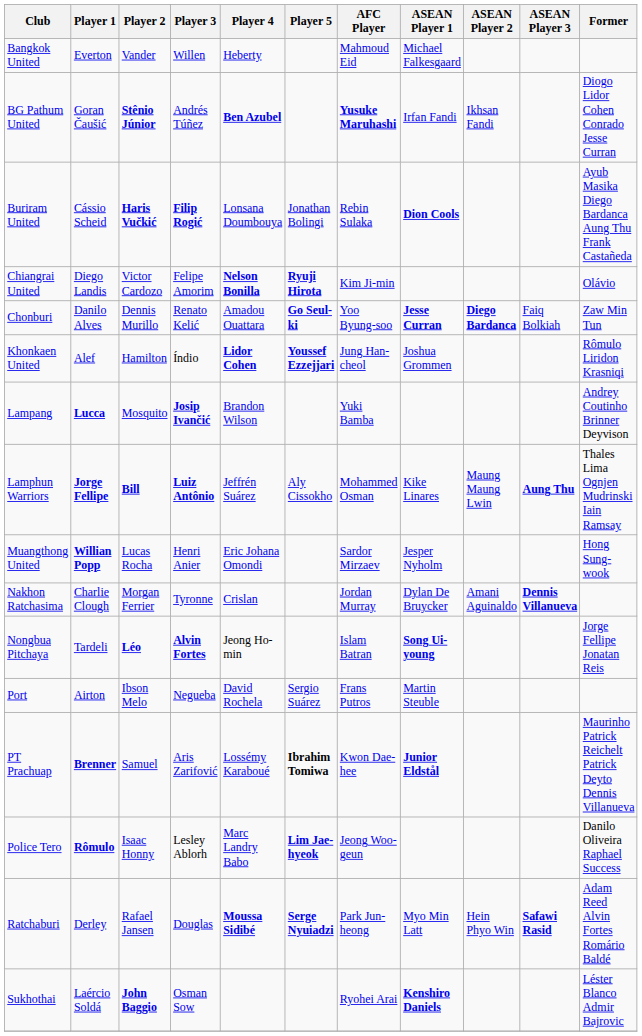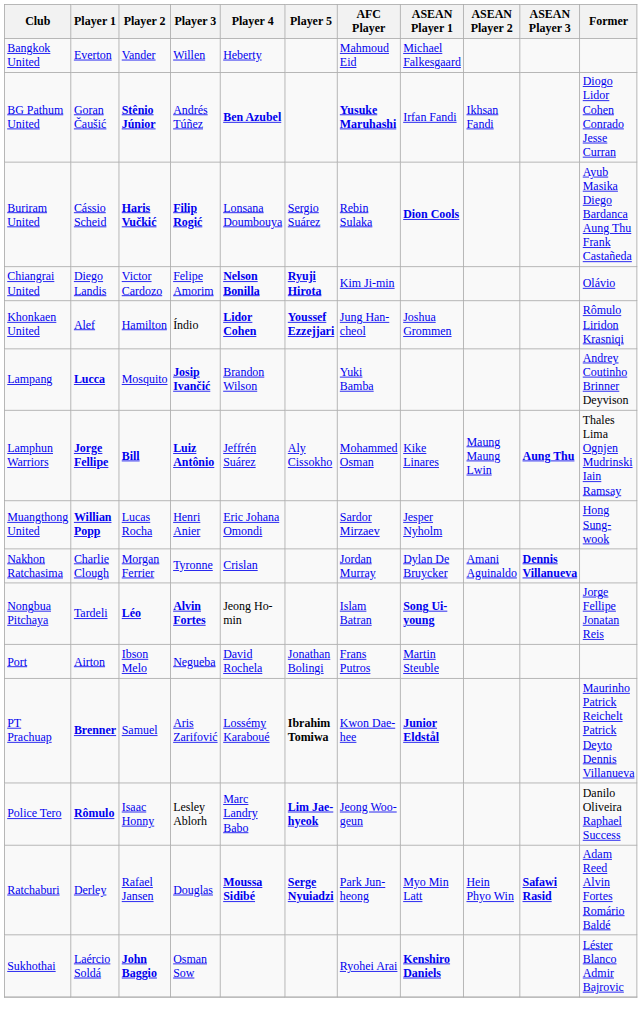(309, 214) Jonathan Bolingi -> (304, 214) Sergio Suárez
- row: (30, 317)
(304, 695) Sergio Suárez -> (309, 661) Jonathan Bolingi
